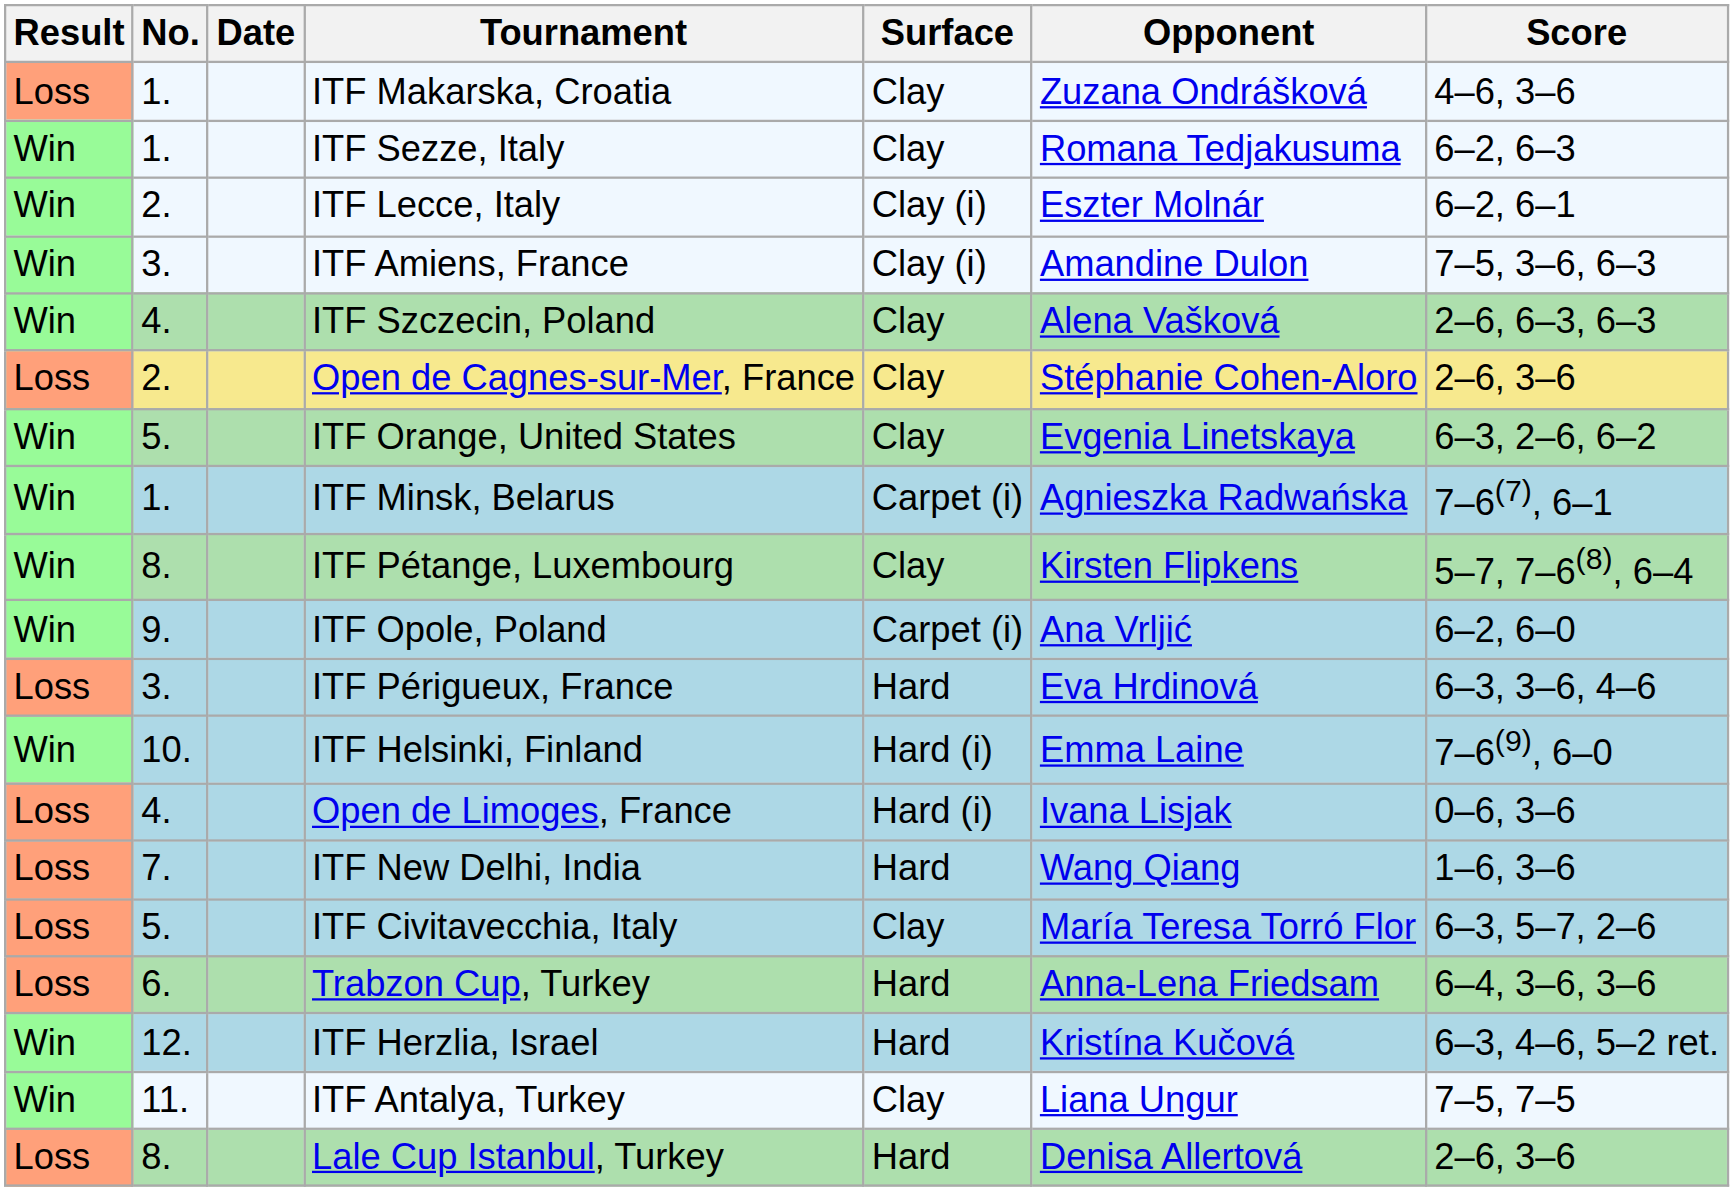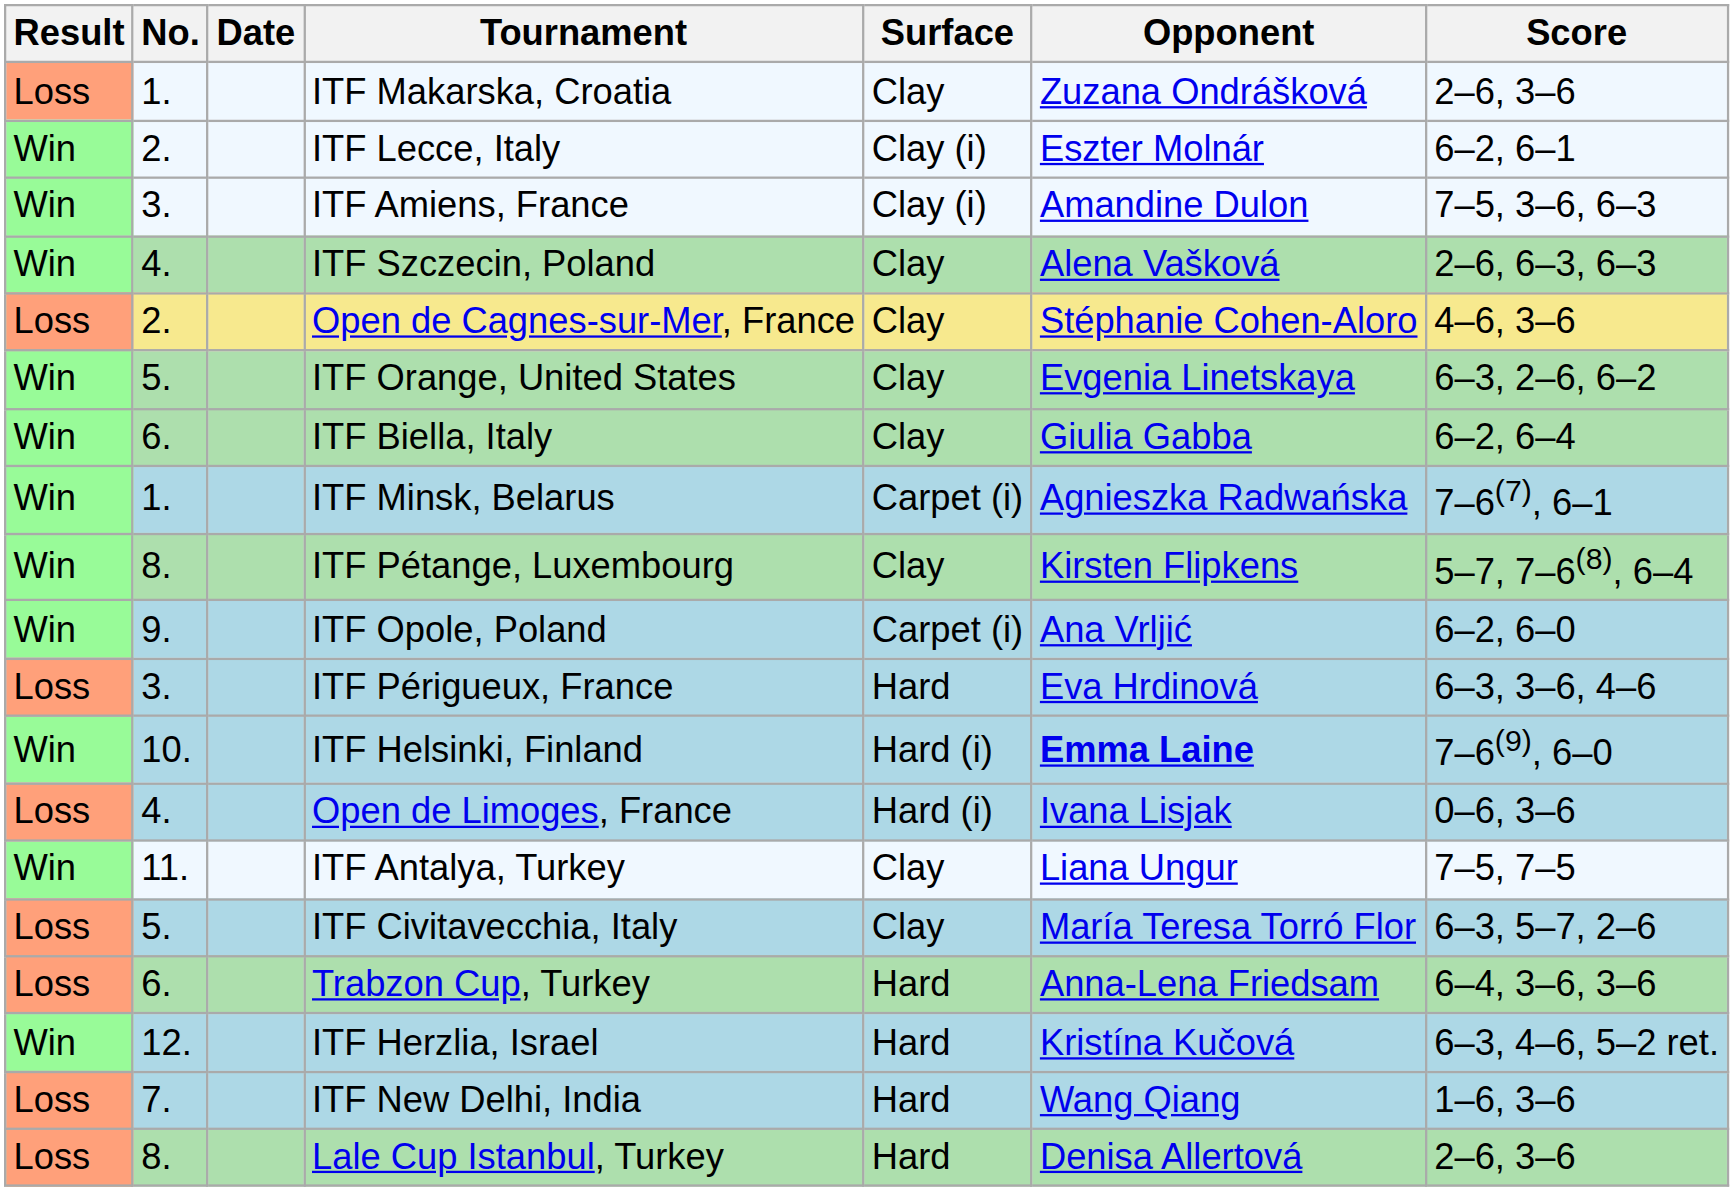(1505, 90) 4–6, 3–6 -> (1505, 90) 2–6, 3–6
- row: (438, 148)
(1505, 378) 2–6, 3–6 -> (1505, 321) 4–6, 3–6
+ row: (432, 436)
(1142, 749) normal -> (1147, 749) bold
rows swapped: (468, 1099) <-> (477, 869)
